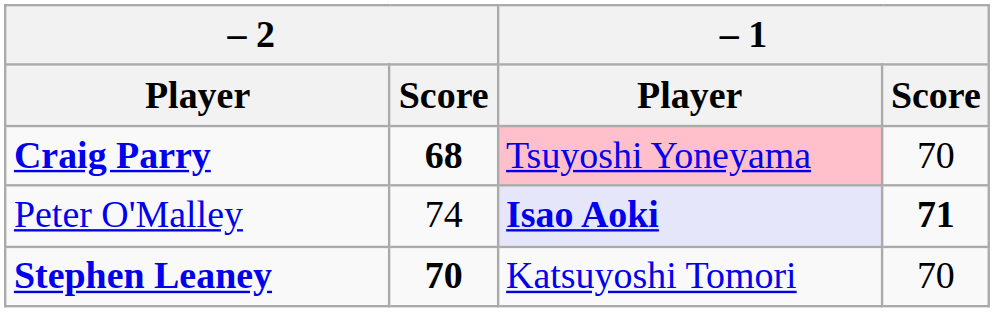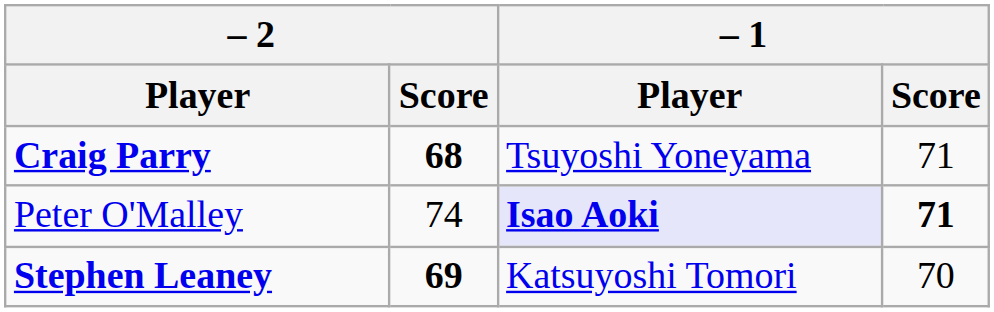(659, 154) pink background -> (659, 154) no background
(936, 154) 70 -> (936, 154) 71
(444, 275) 70 -> (444, 275) 69
